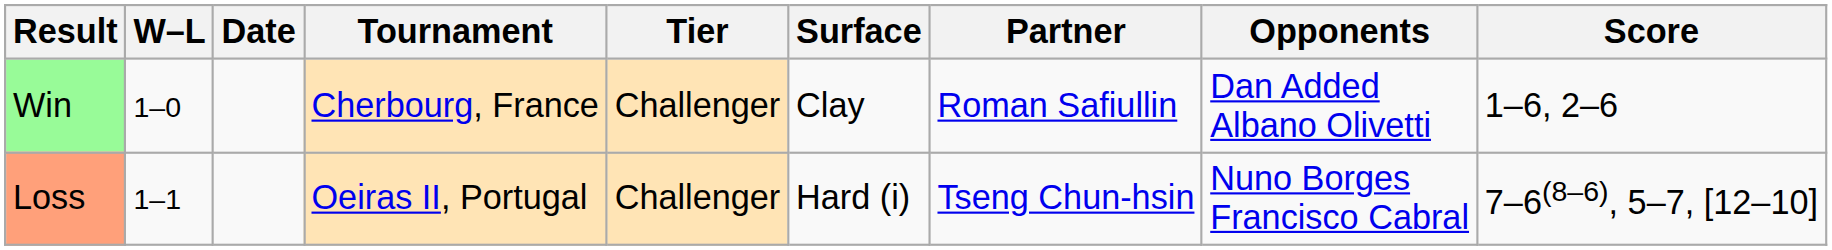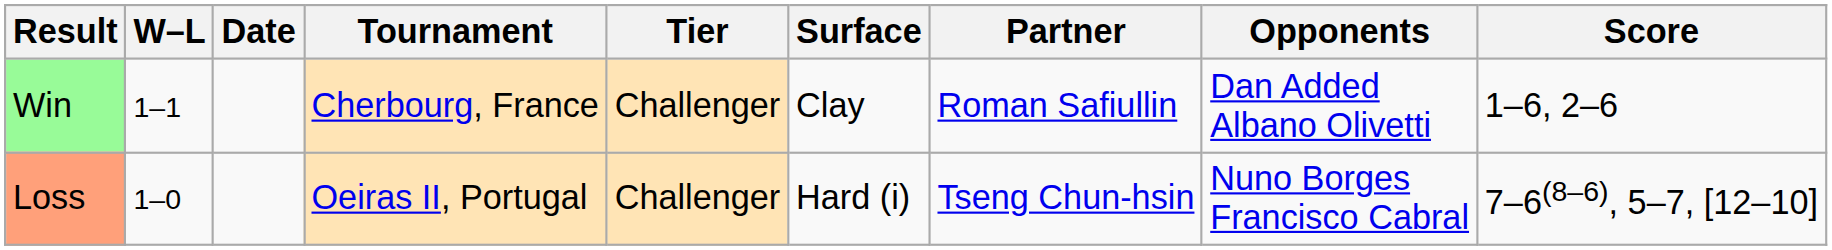(157, 107) 1–0 -> (157, 107) 1–1
(157, 200) 1–1 -> (157, 200) 1–0
